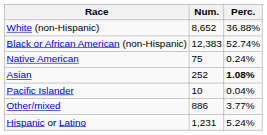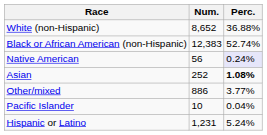(197, 59) 75 -> (197, 59) 56
(240, 59) no background -> (240, 59) lavender background
rows swapped: (40, 91) <-> (34, 106)
